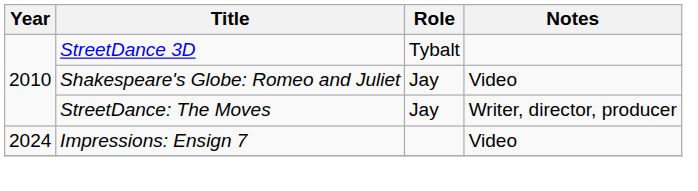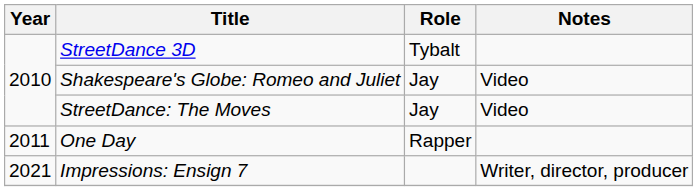(573, 110) Writer, director, producer -> (505, 110) Video
+ row: (98, 140)
(30, 140) 2024 -> (30, 170) 2021
(493, 140) Video -> (584, 170) Writer, director, producer
